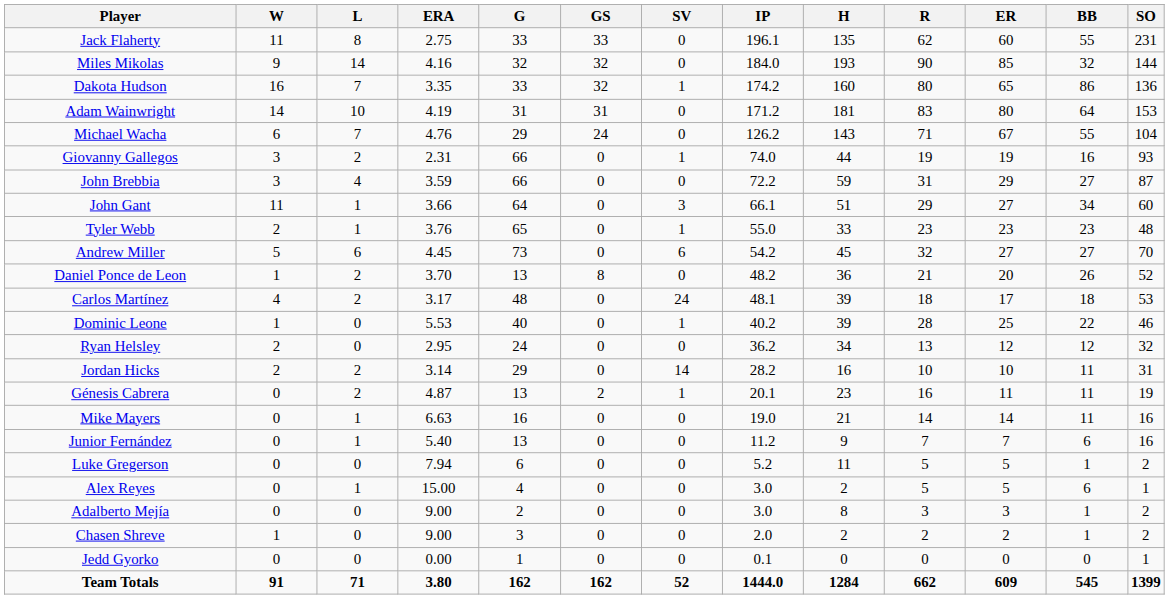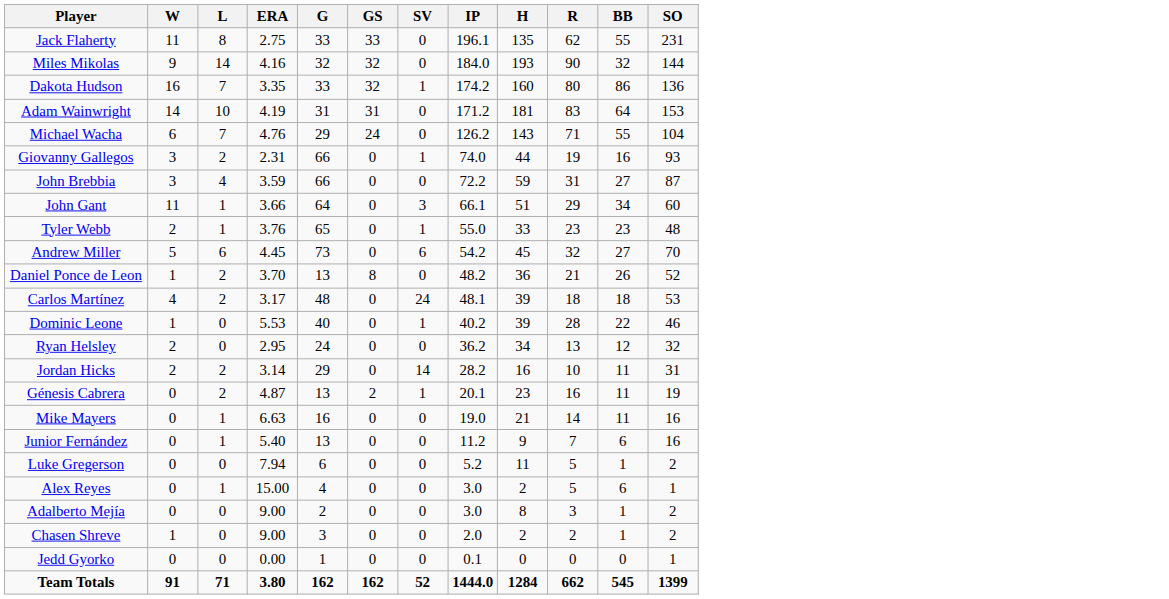- column: (1006, 16)
